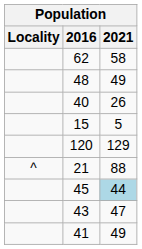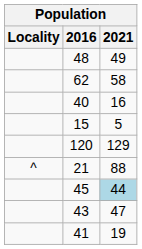rows swapped: (81, 59) <-> (81, 80)
(118, 102) 26 -> (118, 102) 16
(118, 233) 49 -> (118, 233) 19
